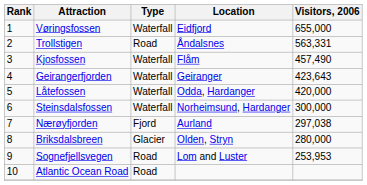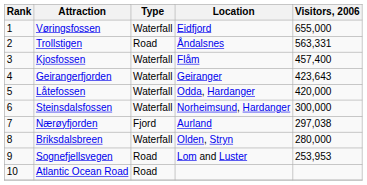(313, 60) 457,490 -> (313, 60) 457,400
(149, 140) Glacier -> (153, 140) Waterfall
